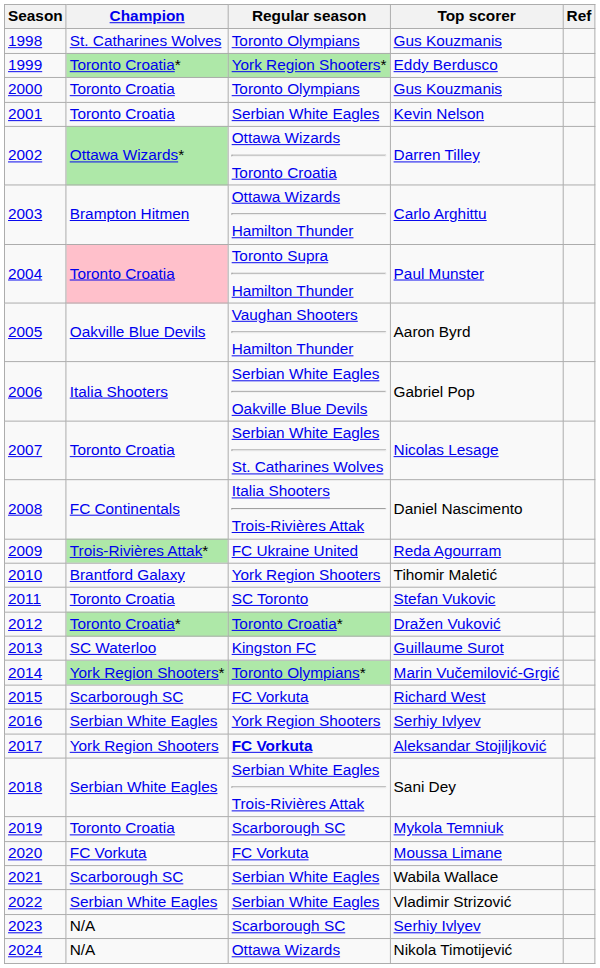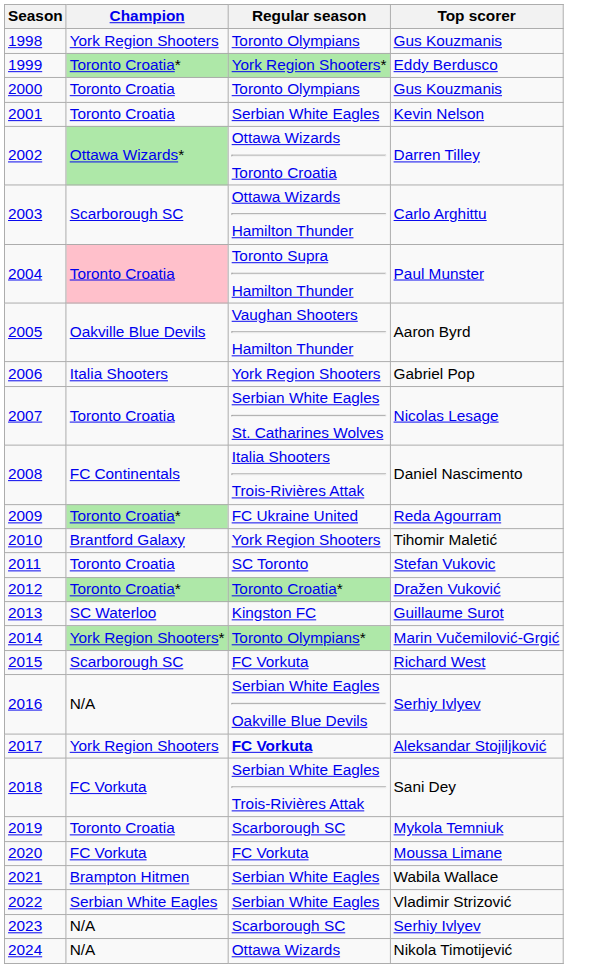- column: (579, 16)
(146, 41) St. Catharines Wolves -> (144, 41) York Region Shooters
(130, 214) Brampton Hitmen -> (127, 214) Scarborough SC
(309, 391) Serbian White Eagles Oakville Blue Devils -> (306, 374) York Region Shooters
(139, 550) Trois-Rivières Attak* -> (125, 516) Toronto Croatia*
(144, 721) Serbian White Eagles -> (83, 704) N/A
(306, 721) York Region Shooters -> (309, 704) Serbian White Eagles Oakville Blue Devils
(144, 787) Serbian White Eagles -> (108, 787) FC Vorkuta
(127, 877) Scarborough SC -> (130, 877) Brampton Hitmen
